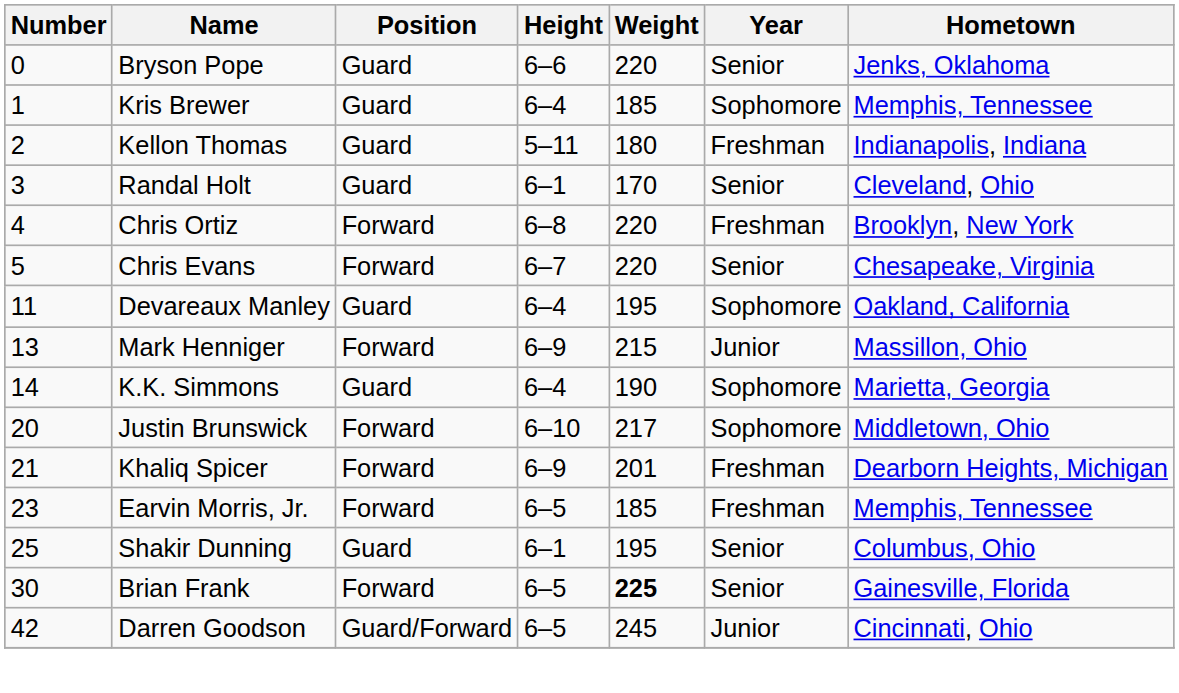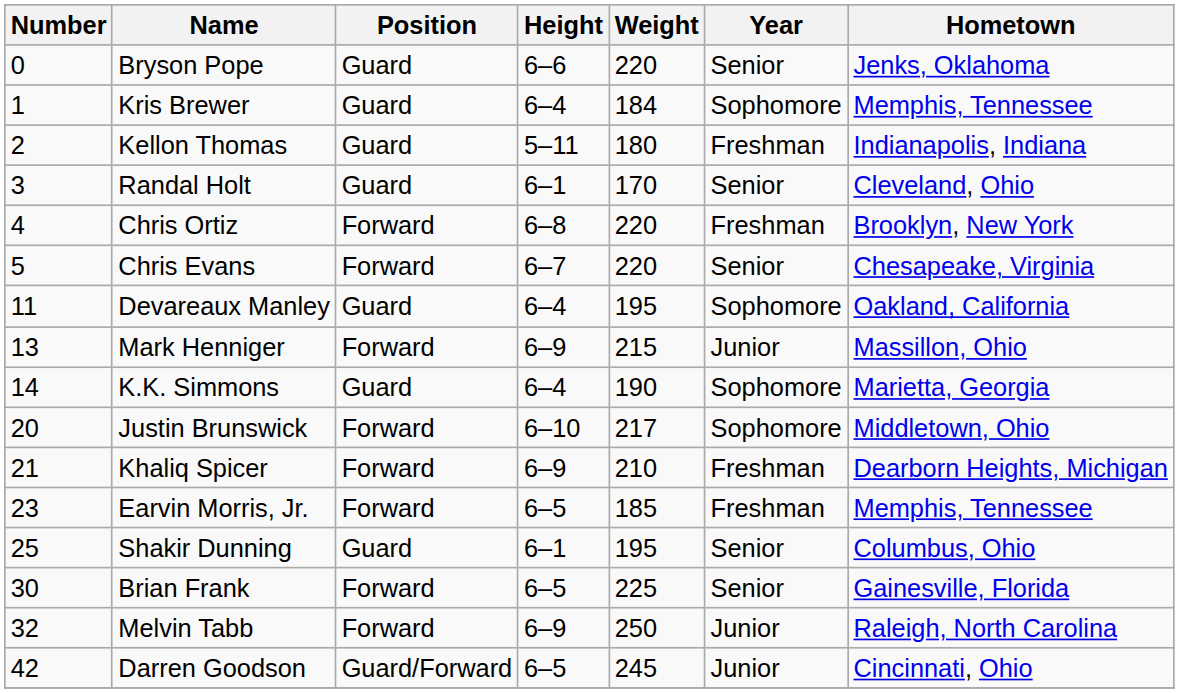(636, 105) 185 -> (636, 105) 184
(636, 467) 201 -> (636, 467) 210
(636, 588) bold -> (636, 588) normal
+ row: (186, 628)
